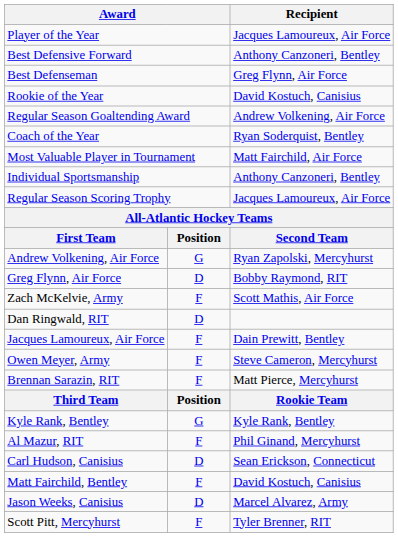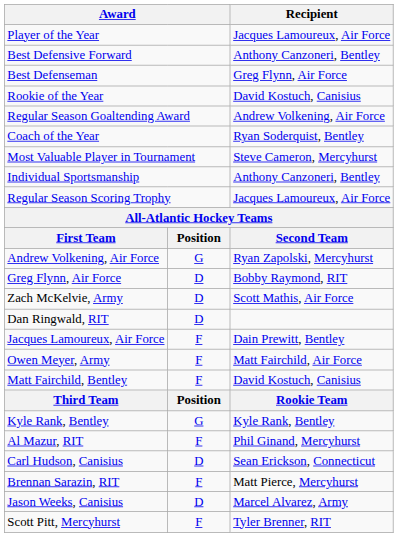(298, 156) Matt Fairchild, Air Force -> (305, 156) Steve Cameron, Mercyhurst
(199, 298) F -> (199, 298) D
(305, 359) Steve Cameron, Mercyhurst -> (298, 359) Matt Fairchild, Air Force
rows swapped: (63, 380) <-> (67, 481)
